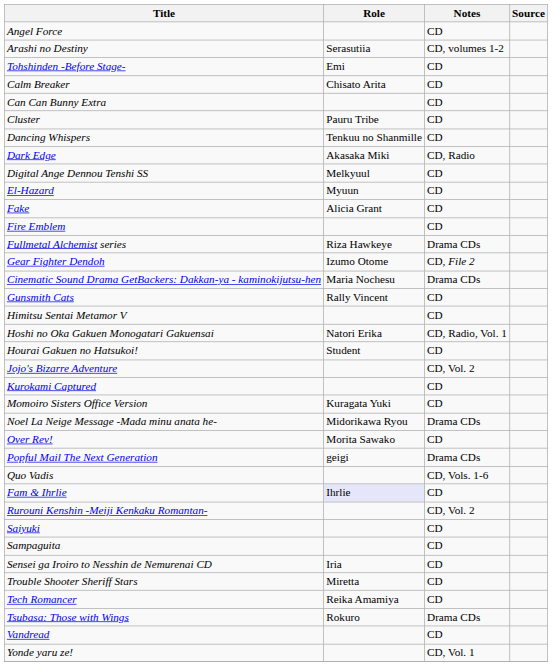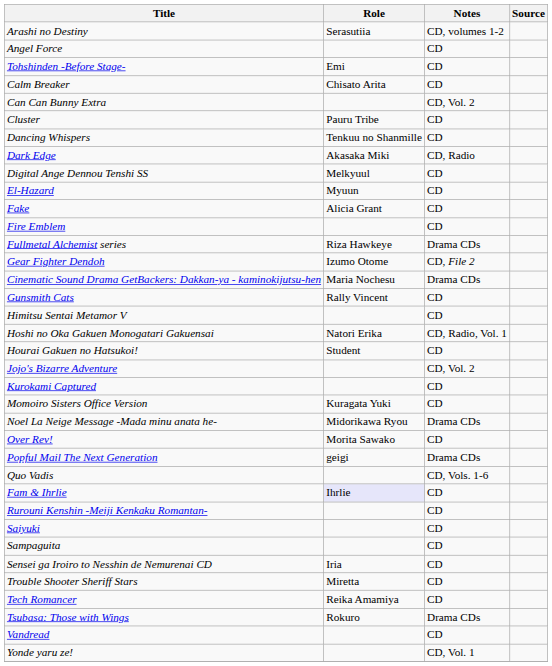rows swapped: (35, 31) <-> (47, 48)
(435, 102) CD -> (451, 102) CD, Vol. 2
(451, 510) CD, Vol. 2 -> (435, 510) CD
